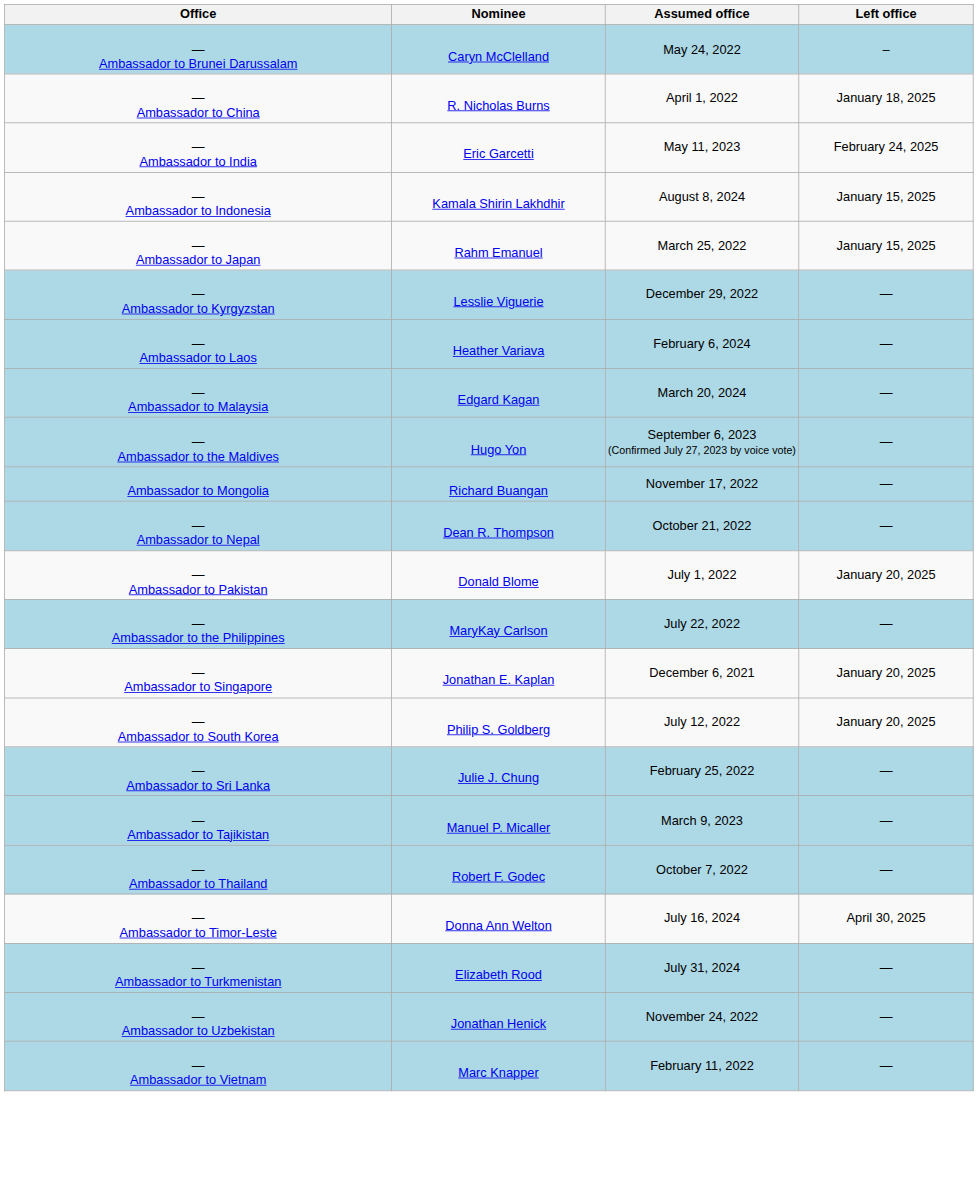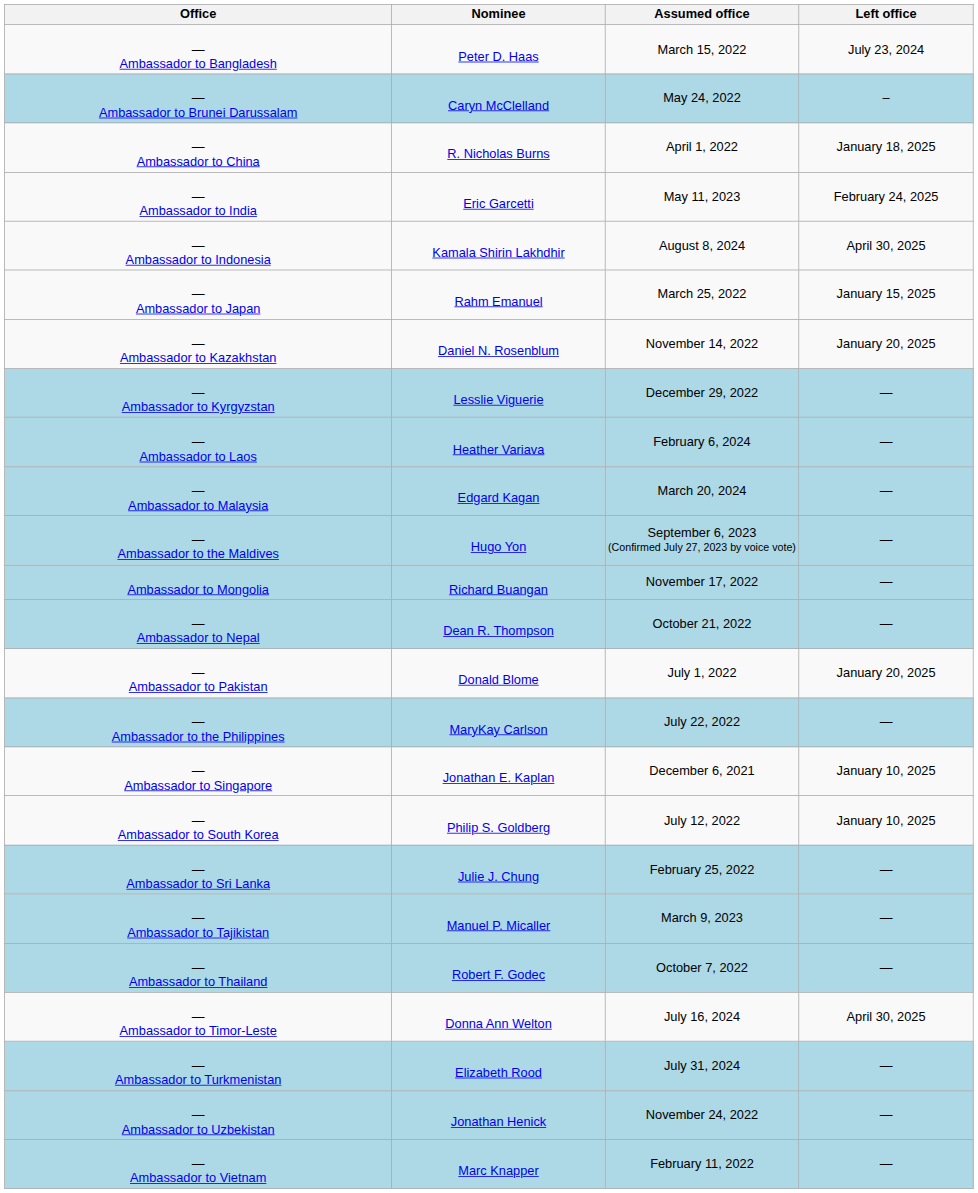+ row: (198, 56)
(886, 196) January 15, 2025 -> (886, 245) April 30, 2025
+ row: (198, 351)
(886, 673) January 20, 2025 -> (886, 771) January 10, 2025
(886, 722) January 20, 2025 -> (886, 820) January 10, 2025
